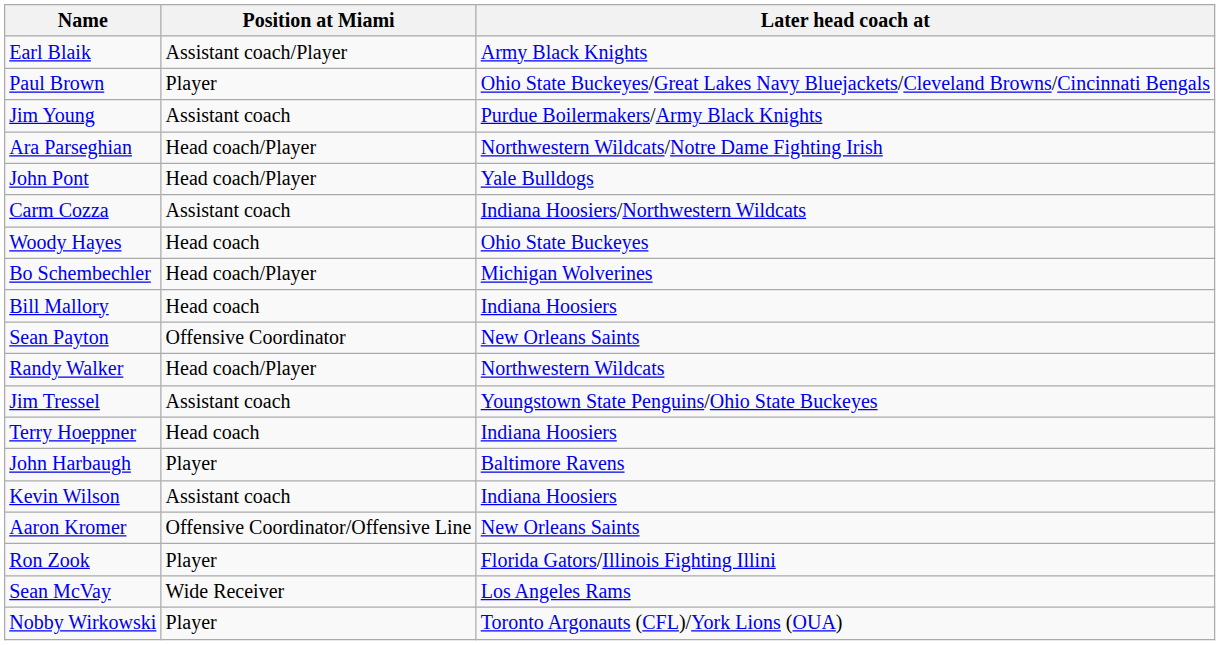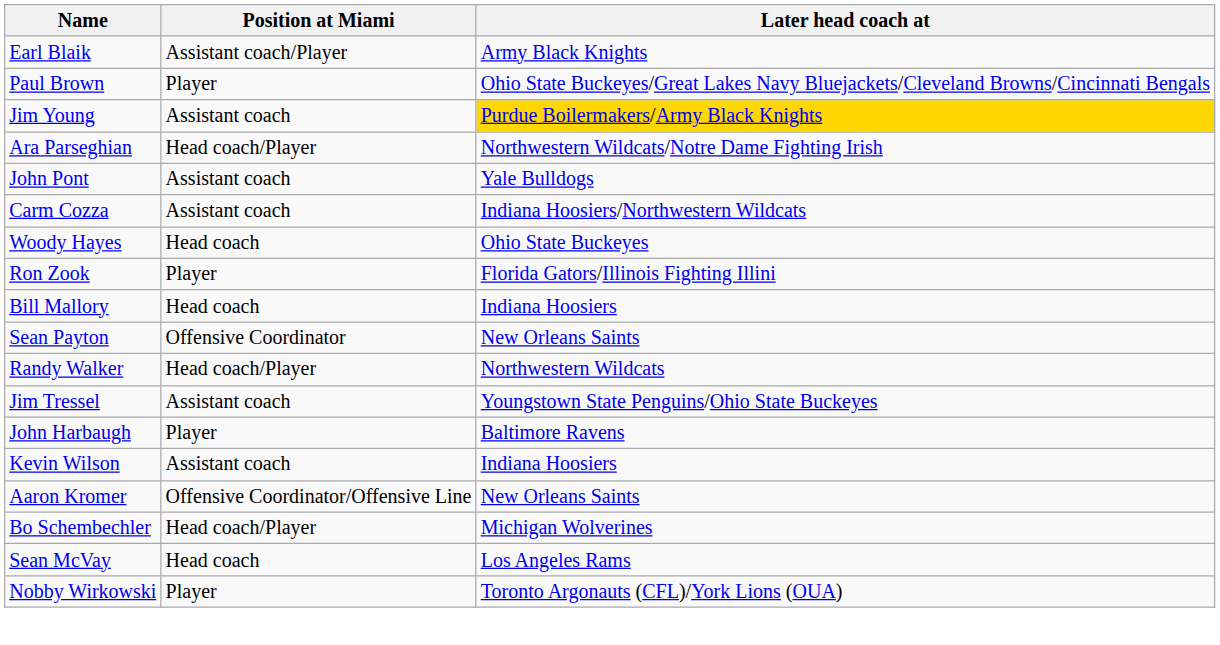(652, 115) no background -> (652, 115) gold background
(241, 178) Head coach/Player -> (228, 178) Assistant coach
rows swapped: (80, 274) <-> (50, 559)
- row: (73, 432)
(225, 591) Wide Receiver -> (213, 559) Head coach
